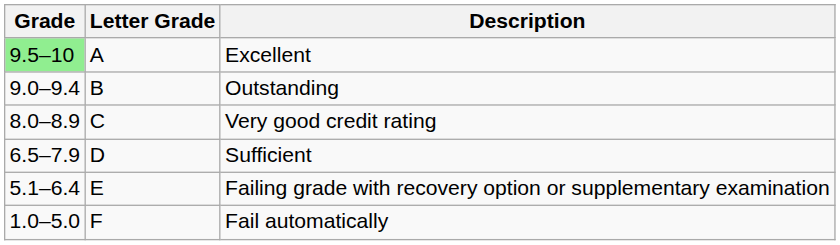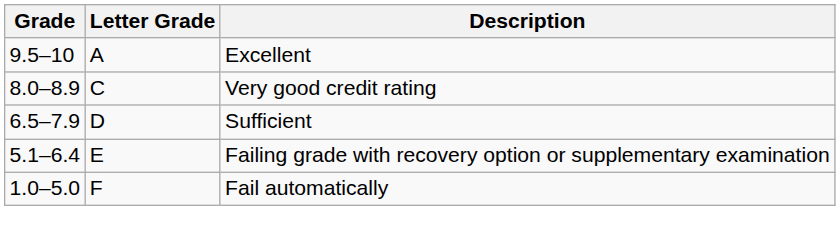(42, 54) lightgreen background -> (42, 54) no background
- row: (282, 88)
